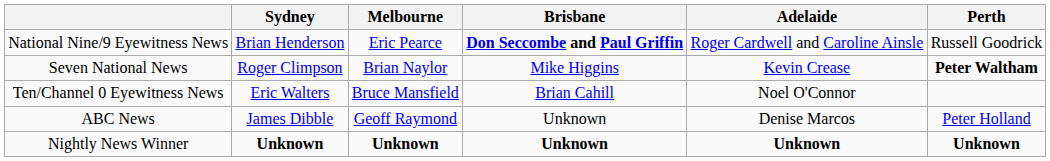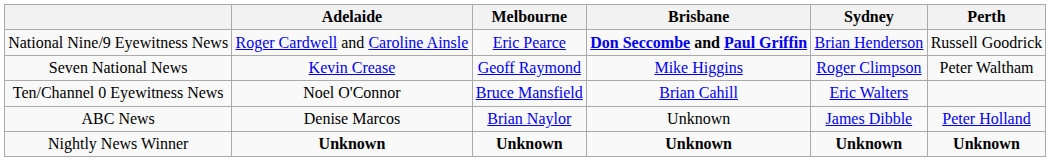columns swapped: (290, 17) <-> (807, 17)
(405, 67) Brian Naylor -> (529, 67) Geoff Raymond
(986, 67) bold -> (986, 67) normal
(405, 118) Geoff Raymond -> (529, 118) Brian Naylor
